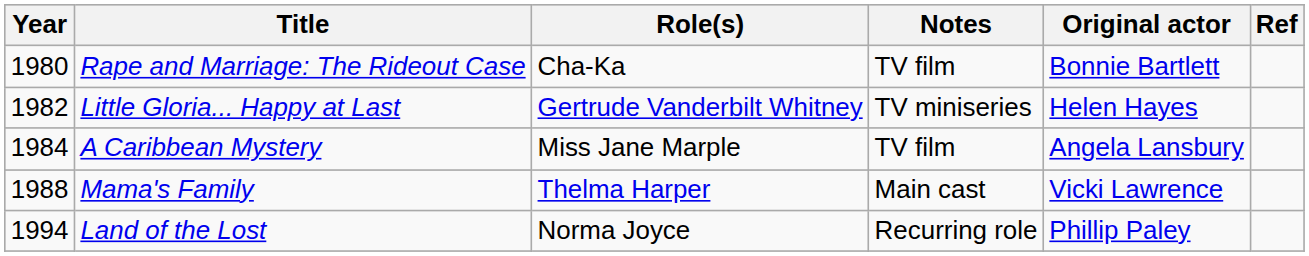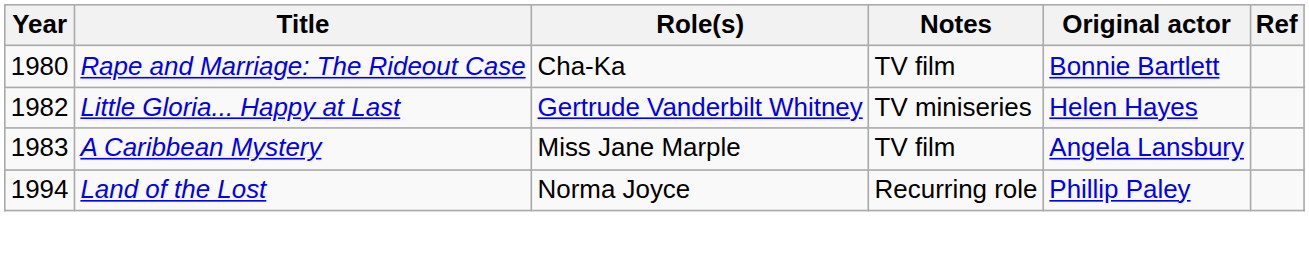(40, 148) 1984 -> (40, 148) 1983
- row: (167, 189)
